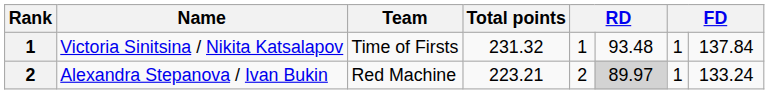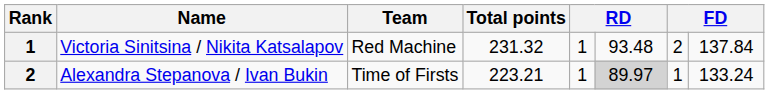(405, 46) Time of Firsts -> (404, 46) Red Machine
(678, 46) 1 -> (678, 46) 2
(404, 74) Red Machine -> (405, 74) Time of Firsts
(582, 74) 2 -> (582, 74) 1
